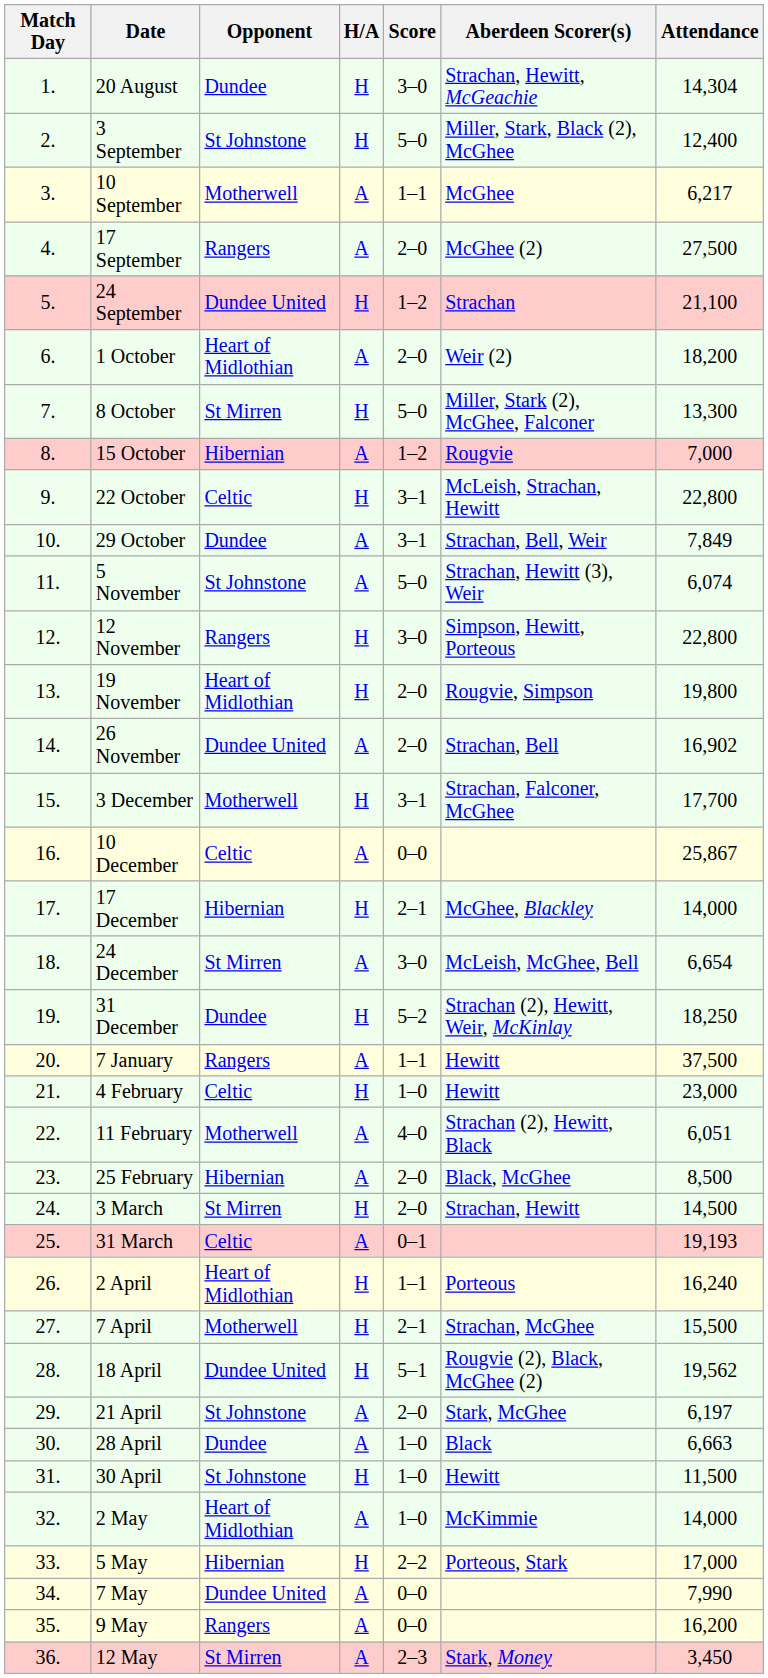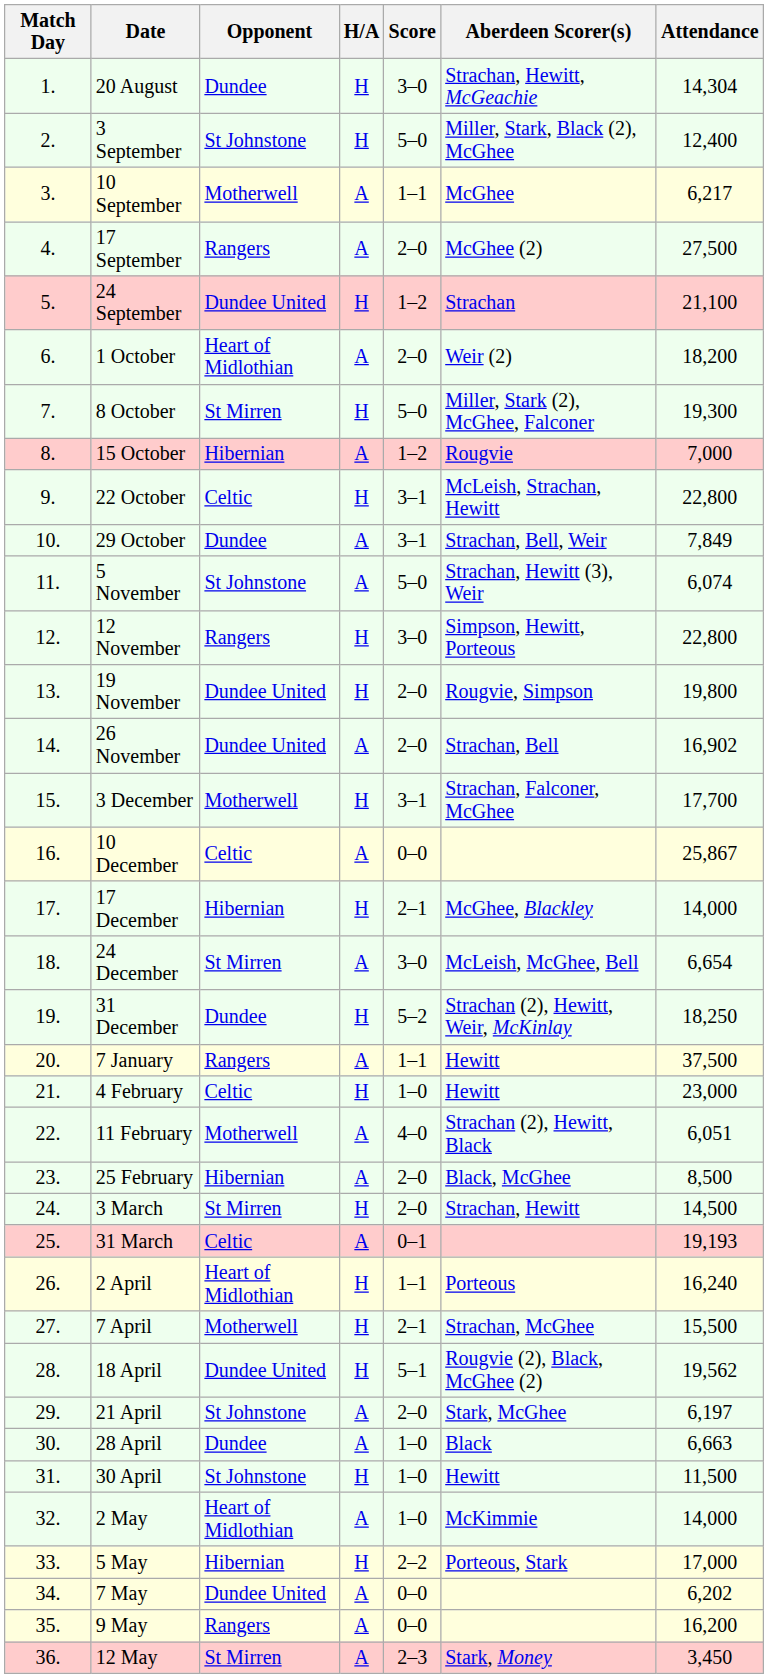(710, 411) 13,300 -> (710, 411) 19,300
(249, 691) Heart of Midlothian -> (265, 691) Dundee United
(710, 1593) 7,990 -> (710, 1593) 6,202
